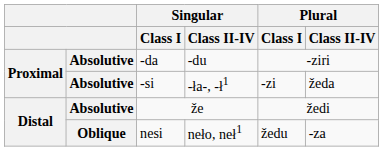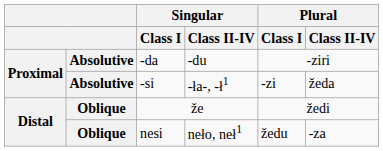(102, 108) Absolutive -> (102, 108) Oblique
